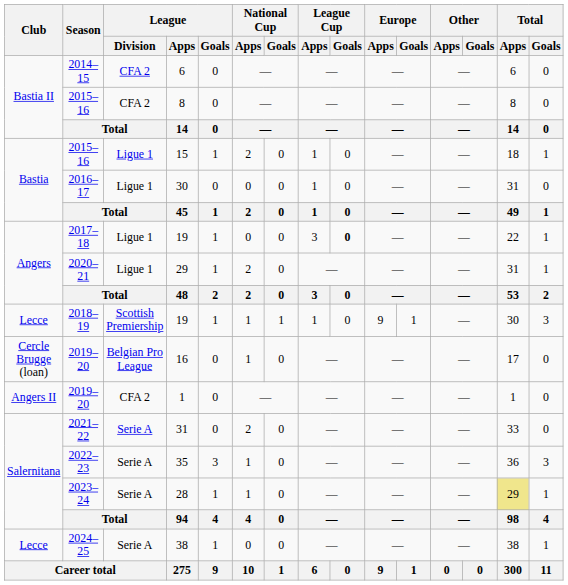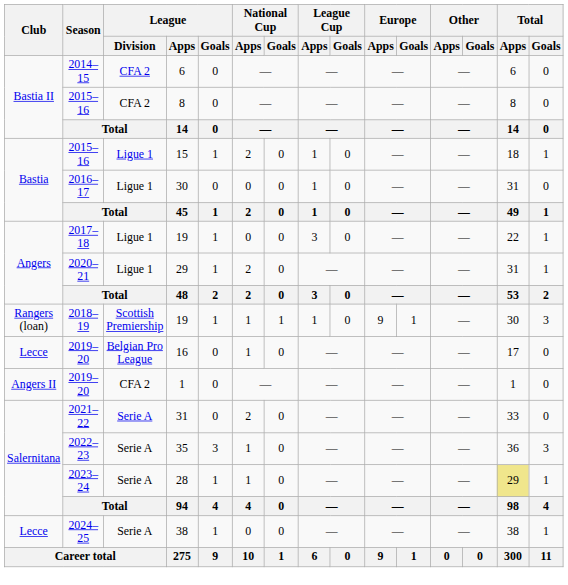(347, 237) bold -> (347, 237) normal
(34, 320) Lecce -> (34, 320) Rangers (loan)
(34, 359) Cercle Brugge (loan) -> (34, 352) Lecce
